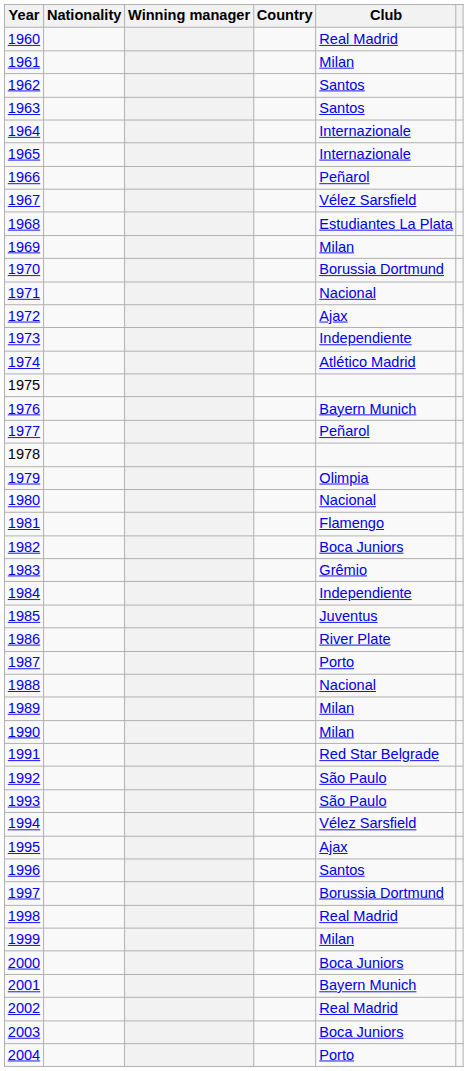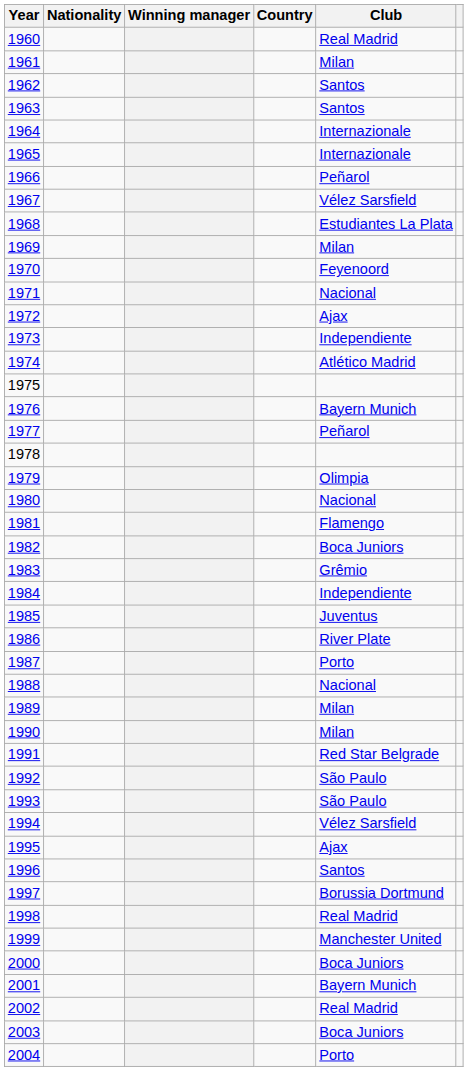(382, 270) Borussia Dortmund -> (354, 270) Feyenoord
(337, 939) Milan -> (380, 939) Manchester United
